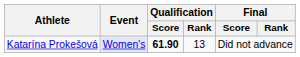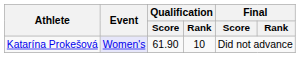(166, 45) bold -> (166, 45) normal
(199, 45) 13 -> (199, 45) 10
